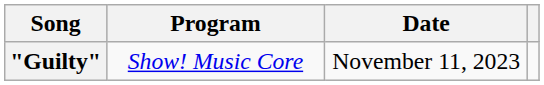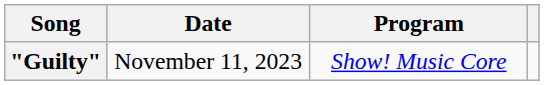columns swapped: (215, 23) <-> (426, 23)
